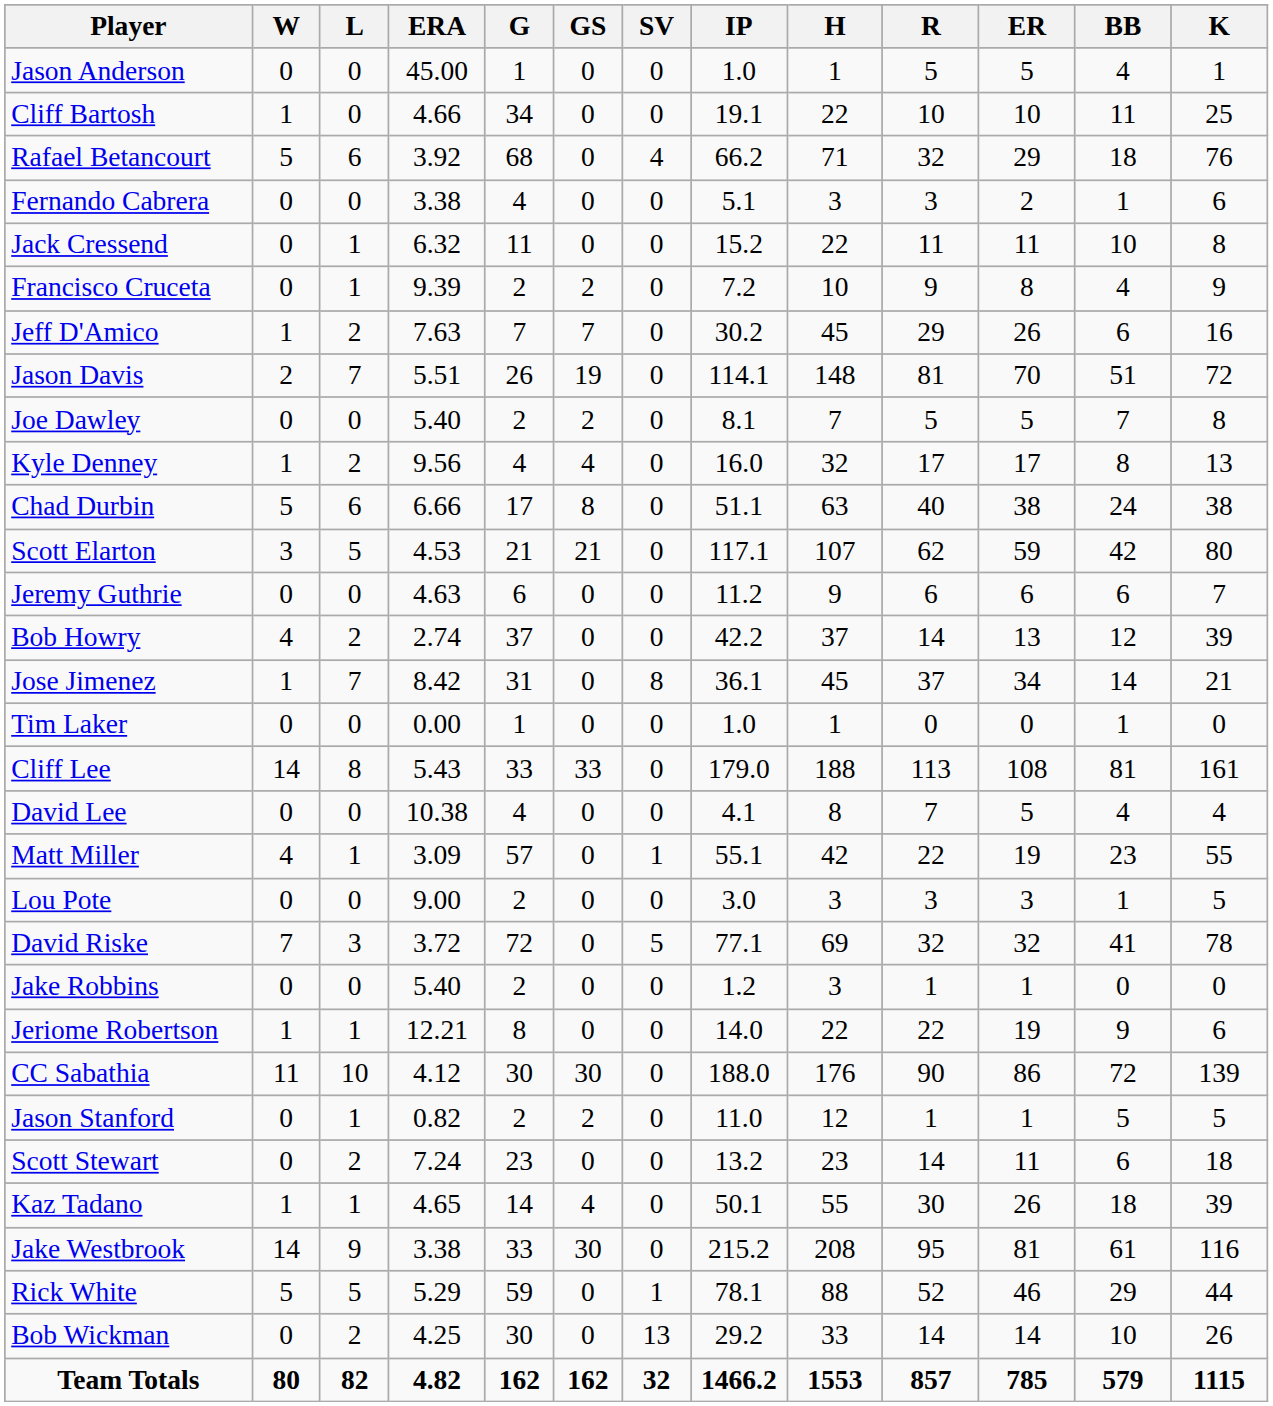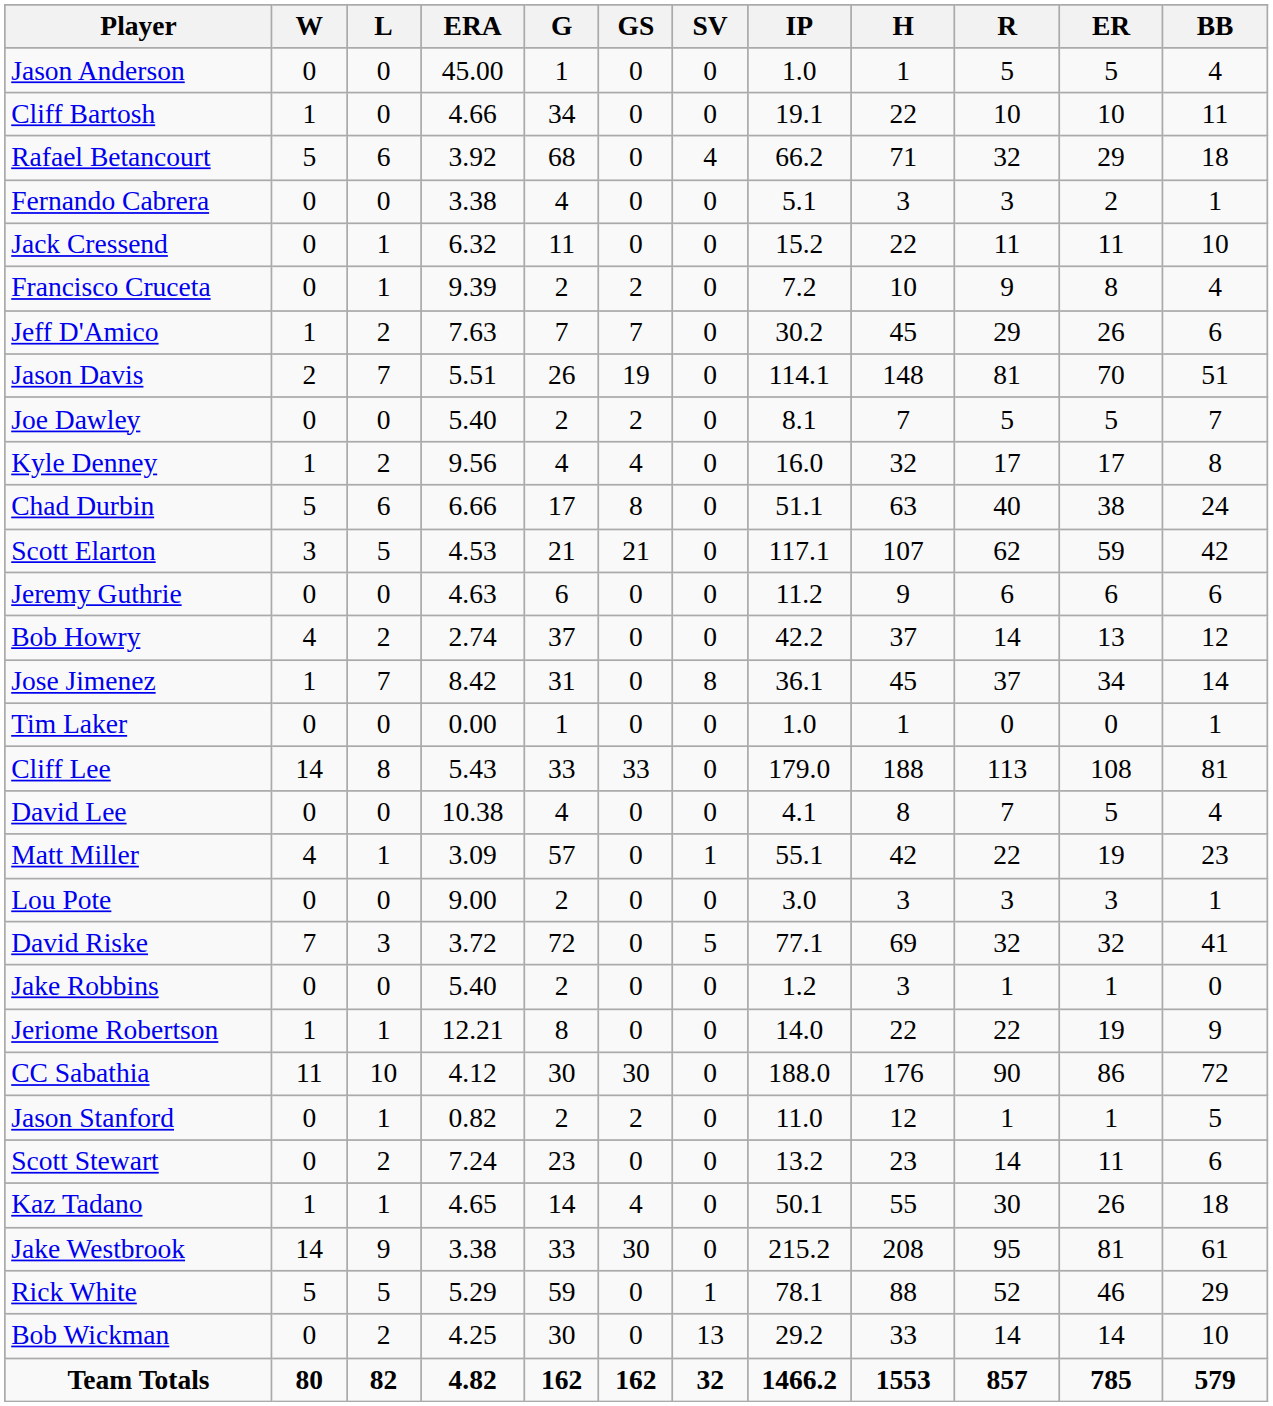- column: (1219, 26)
